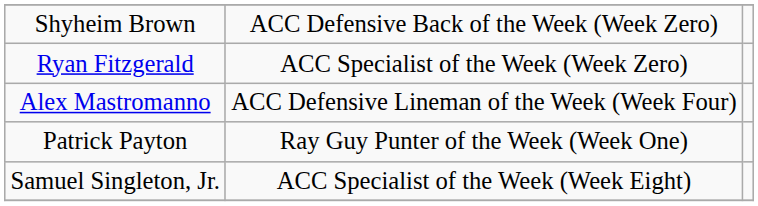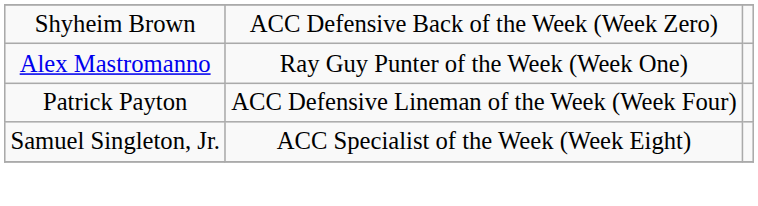- row: (115, 63)
(484, 102) ACC Defensive Lineman of the Week (Week Four) -> (484, 63) Ray Guy Punter of the Week (Week One)
(484, 141) Ray Guy Punter of the Week (Week One) -> (484, 102) ACC Defensive Lineman of the Week (Week Four)
